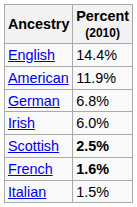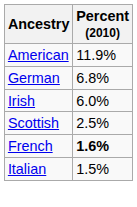- row: (31, 55)
(93, 146) bold -> (93, 123) normal
